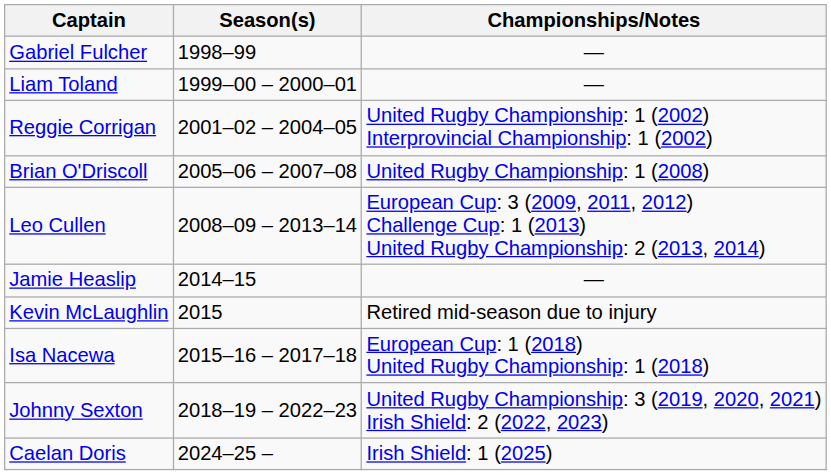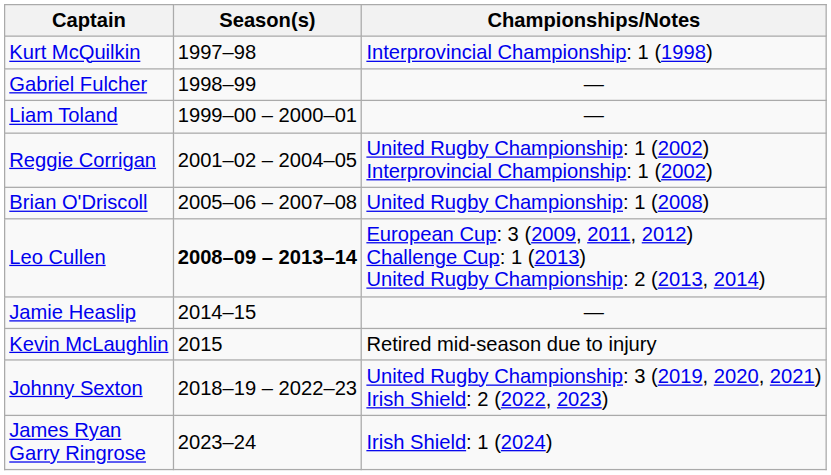+ row: (75, 52)
(267, 225) normal -> (267, 257) bold
- row: (62, 355)
+ row: (78, 442)
- row: (68, 453)
